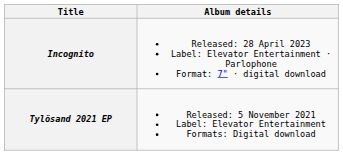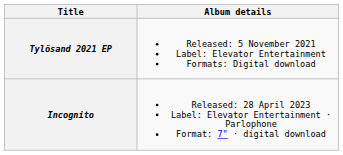rows swapped: (71, 119) <-> (71, 54)
